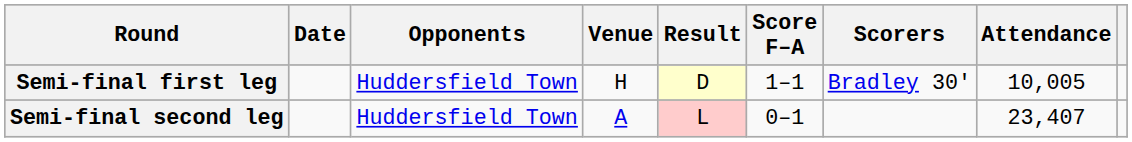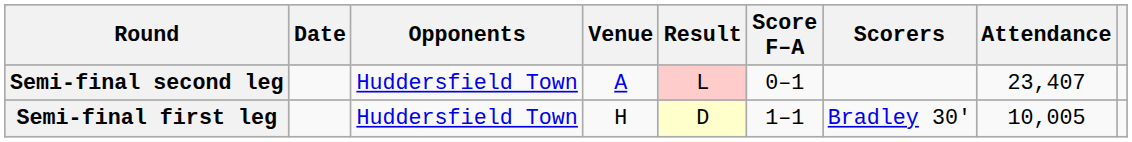rows swapped: (147, 83) <-> (147, 118)
